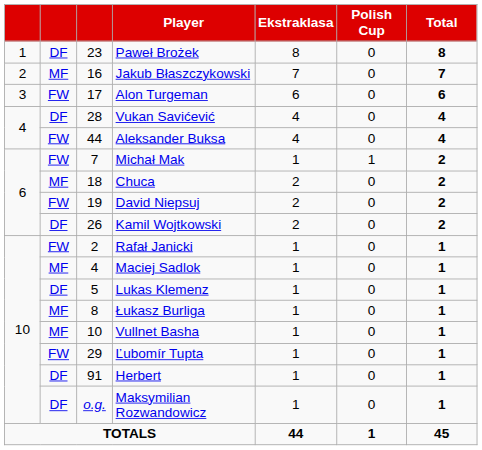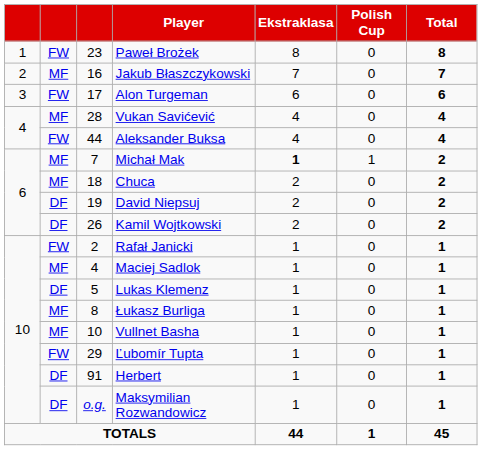(58, 52) DF -> (58, 52) FW
(58, 116) DF -> (58, 116) MF
(58, 159) FW -> (58, 159) MF
(296, 159) normal -> (296, 159) bold
(58, 203) FW -> (58, 203) DF
